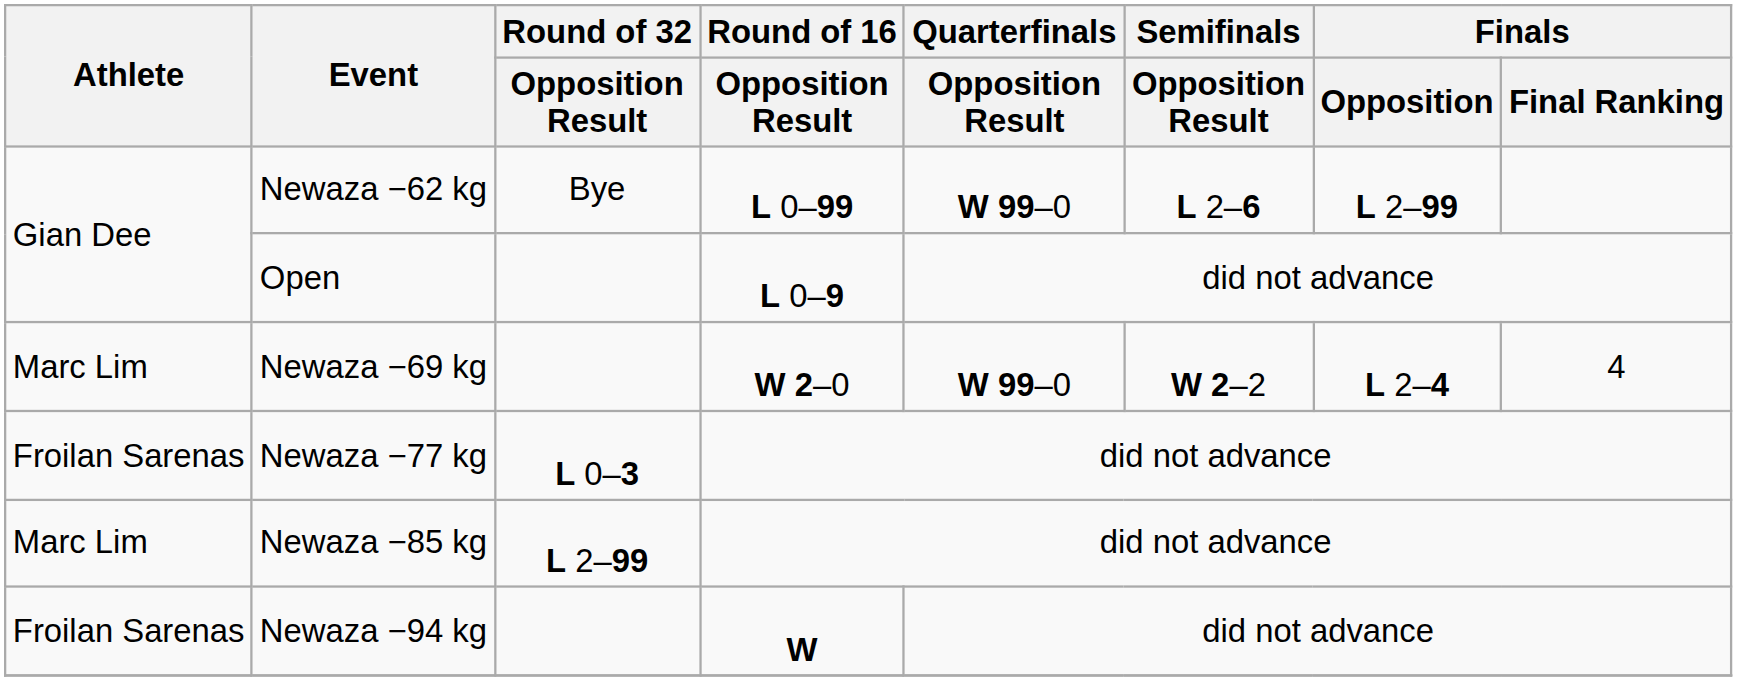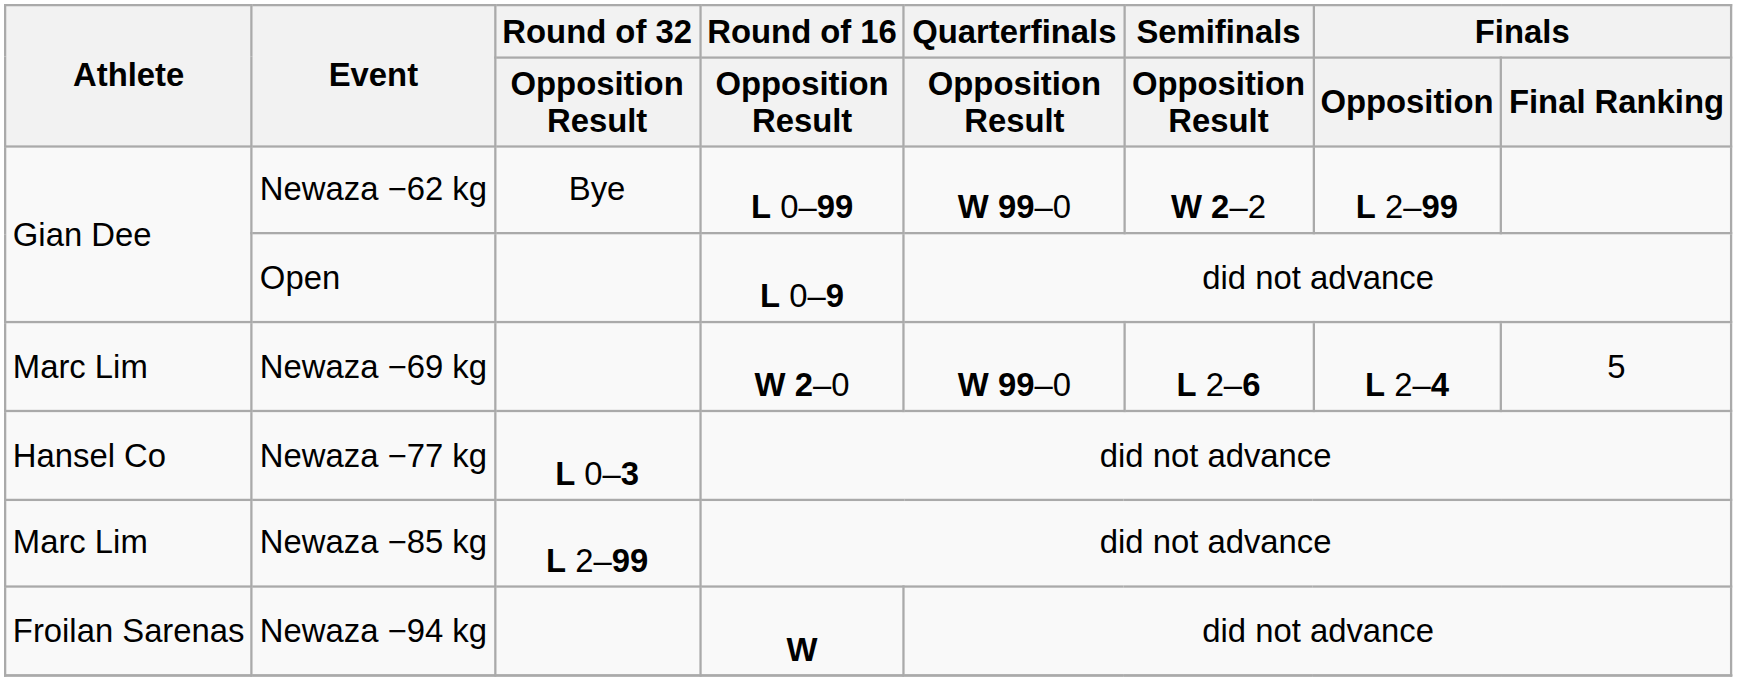(1218, 208) L 2–6 -> (1218, 208) W 2–2
(1218, 385) W 2–2 -> (1218, 385) L 2–6
(1617, 367) 4 -> (1617, 367) 5
(129, 455) Froilan Sarenas -> (89, 455) Hansel Co
